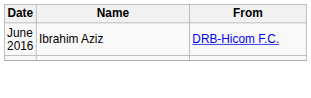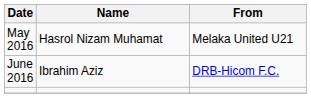+ row: (20, 39)
